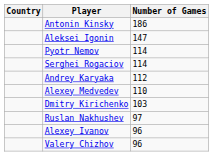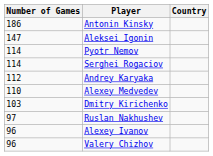columns swapped: (24, 11) <-> (169, 11)
